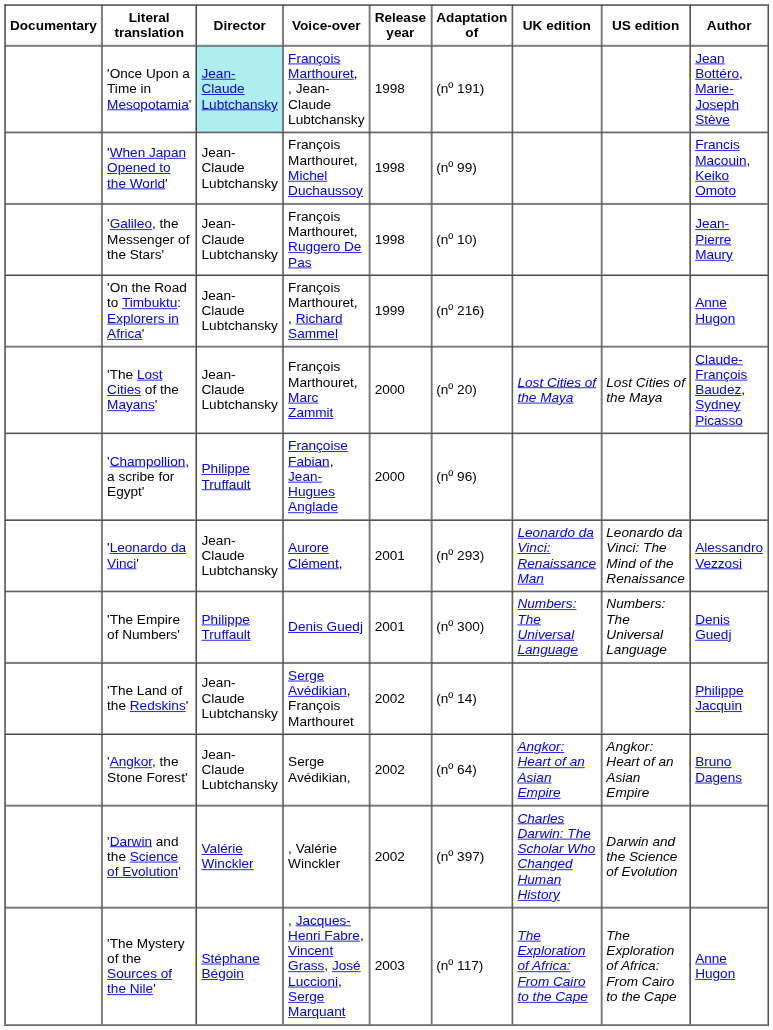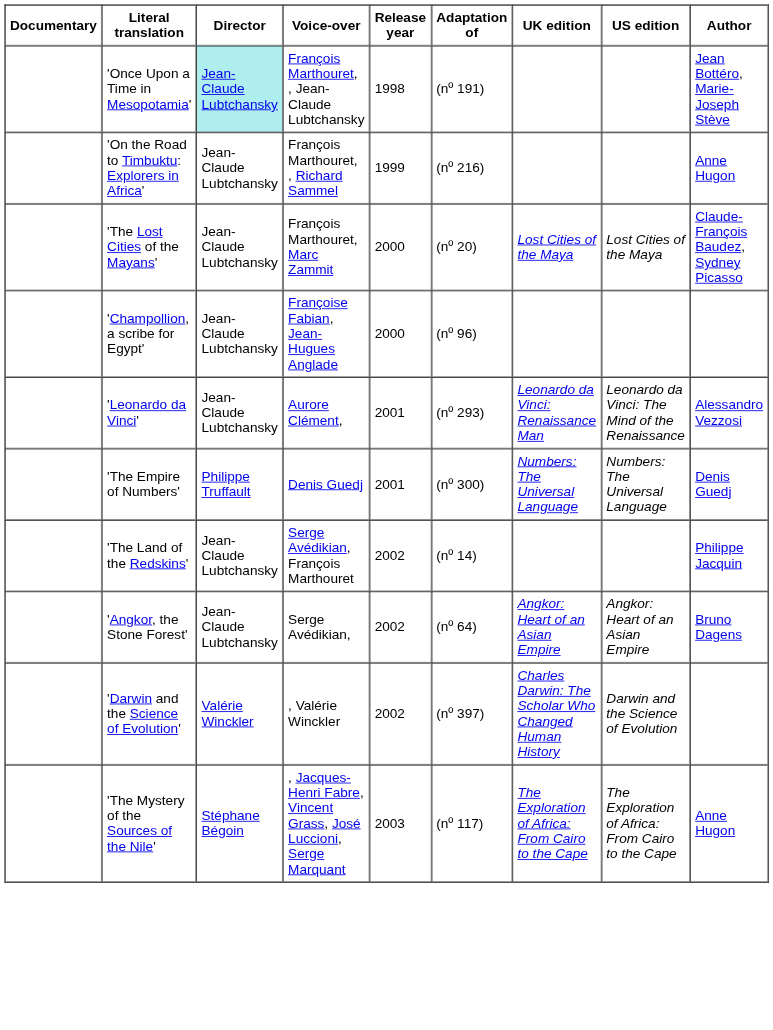- row: (147, 168)
- row: (148, 239)
(226, 476) Philippe Truffault -> (240, 333) Jean-Claude Lubtchansky
